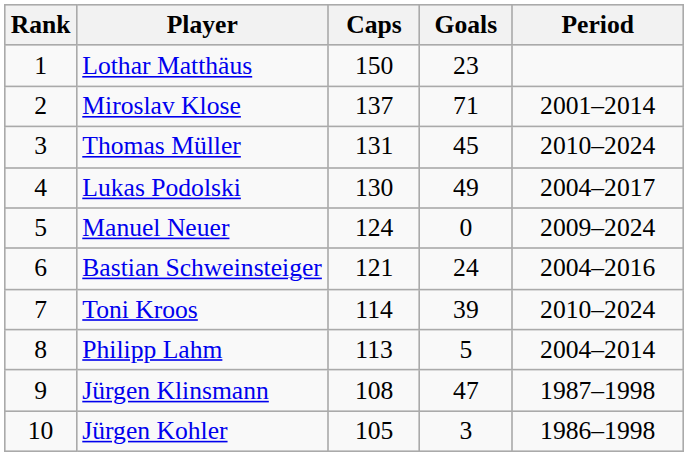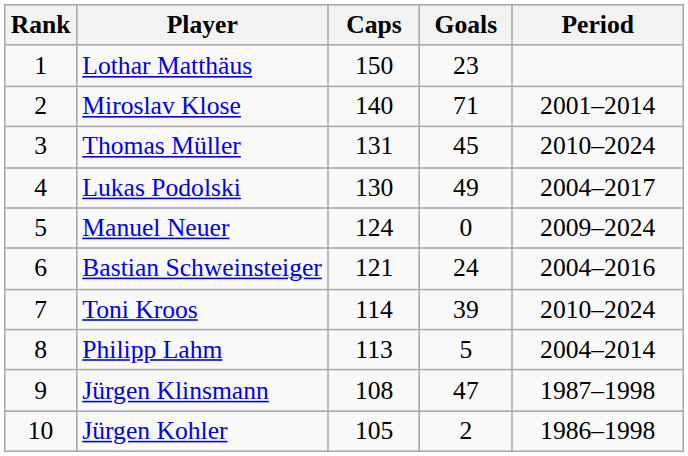(374, 106) 137 -> (374, 106) 140
(466, 430) 3 -> (466, 430) 2
